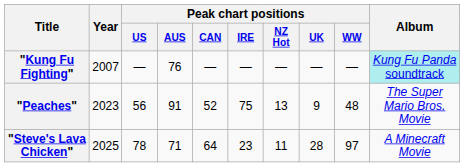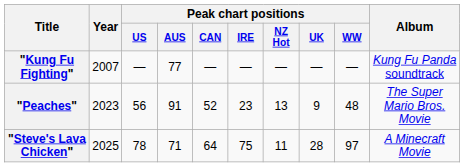(175, 67) 76 -> (175, 67) 77
(415, 67) paleturquoise background -> (415, 67) no background
(246, 106) 75 -> (246, 106) 23
(246, 145) 23 -> (246, 145) 75
